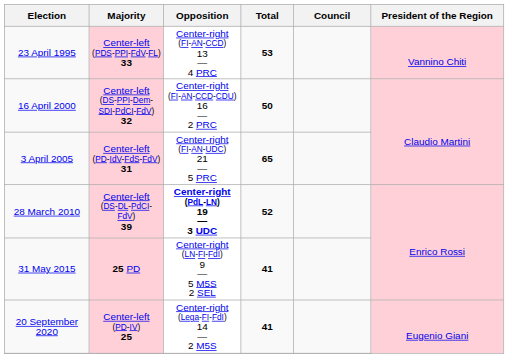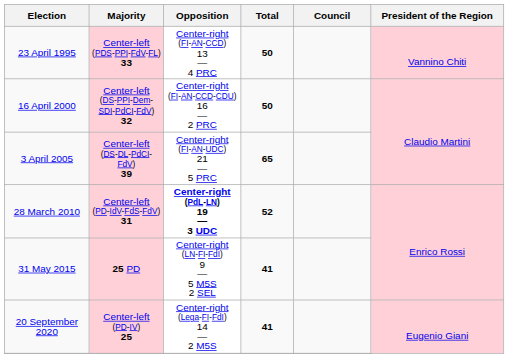(267, 52) 53 -> (267, 52) 50
(126, 158) Center-left (PD-IdV-FdS-FdV) 31 -> (126, 158) Center-left (DS-DL-PdCI-FdV) 39
(126, 211) Center-left (DS-DL-PdCI-FdV) 39 -> (126, 211) Center-left (PD-IdV-FdS-FdV) 31
